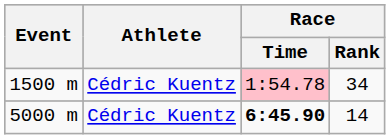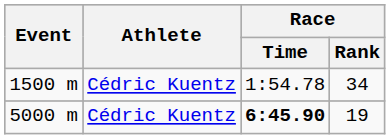(285, 85) pink background -> (285, 85) no background
(357, 117) 14 -> (357, 117) 19
